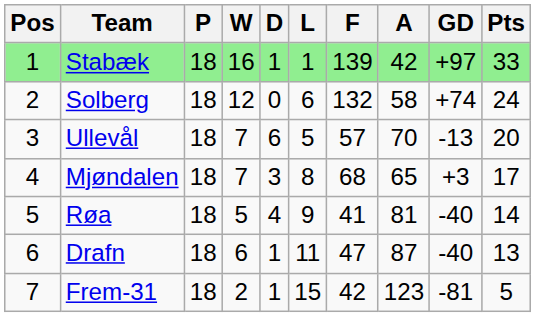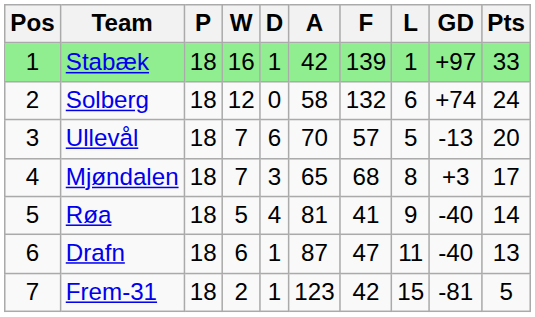columns swapped: (308, 23) <-> (404, 23)
